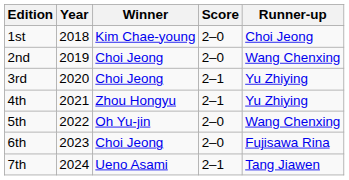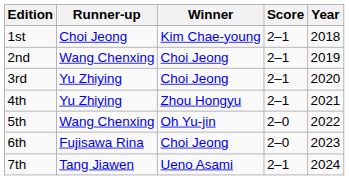columns swapped: (74, 15) <-> (293, 15)
(213, 36) 2–0 -> (278, 36) 2–1
(213, 57) 2–0 -> (278, 57) 2–1
